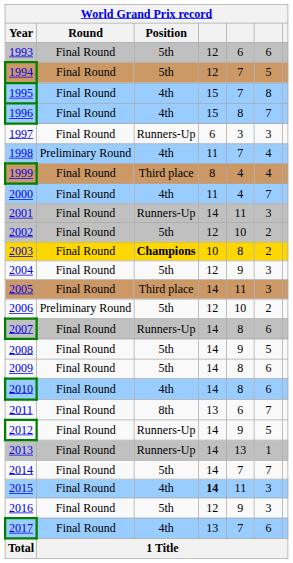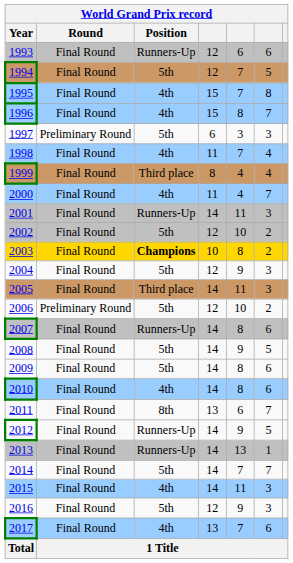(166, 52) 5th -> (166, 52) Runners-Up
(85, 133) Final Round -> (85, 133) Preliminary Round
(166, 133) Runners-Up -> (166, 133) 5th
(85, 153) Preliminary Round -> (85, 153) Final Round
(212, 488) bold -> (212, 488) normal
